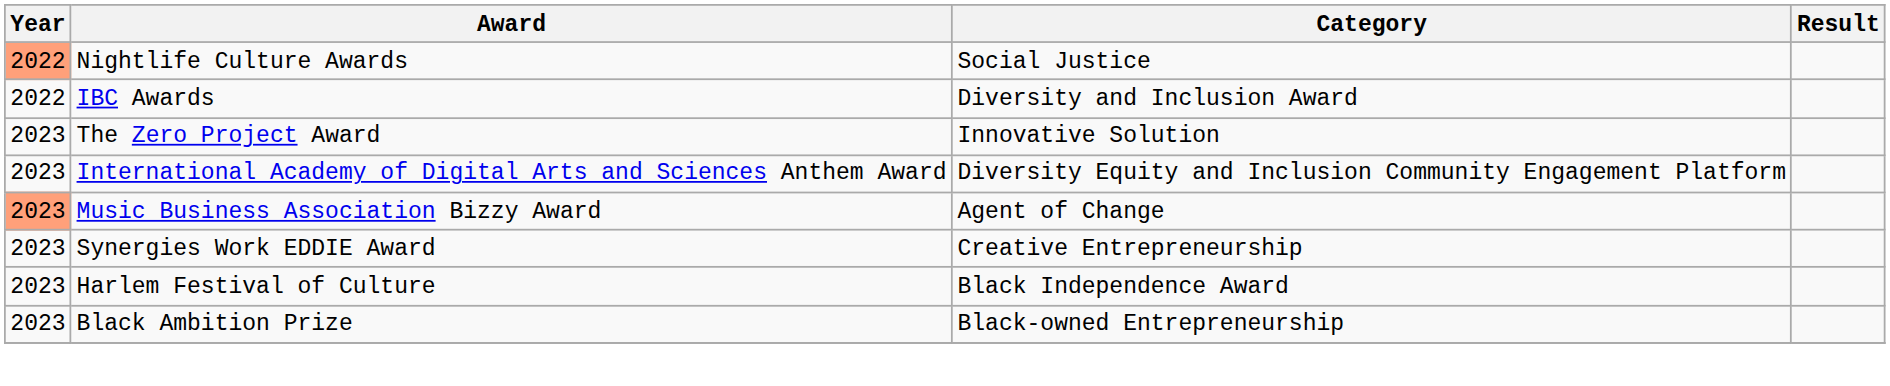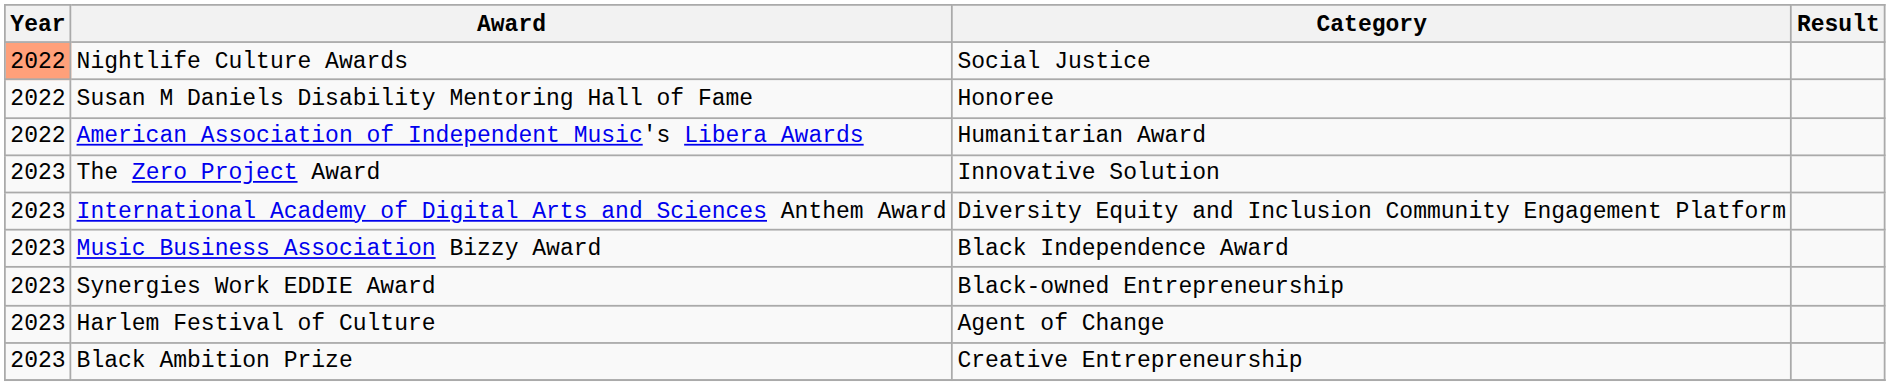+ row: (415, 99)
+ row: (470, 136)
- row: (146, 99)
(38, 211) lightsalmon background -> (38, 249) no background
(1061, 211) Agent of Change -> (1123, 249) Black Independence Award
(1130, 249) Creative Entrepreneurship -> (1151, 286) Black-owned Entrepreneurship
(1123, 286) Black Independence Award -> (1061, 324) Agent of Change
(1151, 324) Black-owned Entrepreneurship -> (1130, 361) Creative Entrepreneurship
